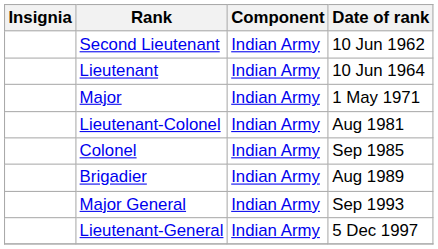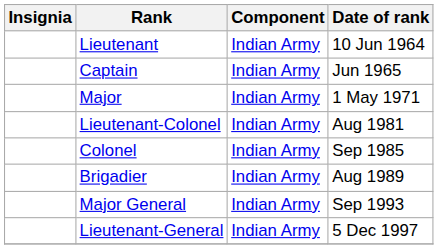- row: (150, 44)
+ row: (109, 71)
